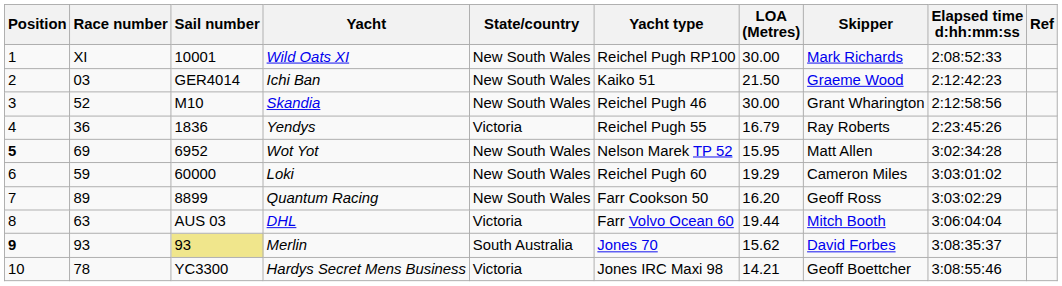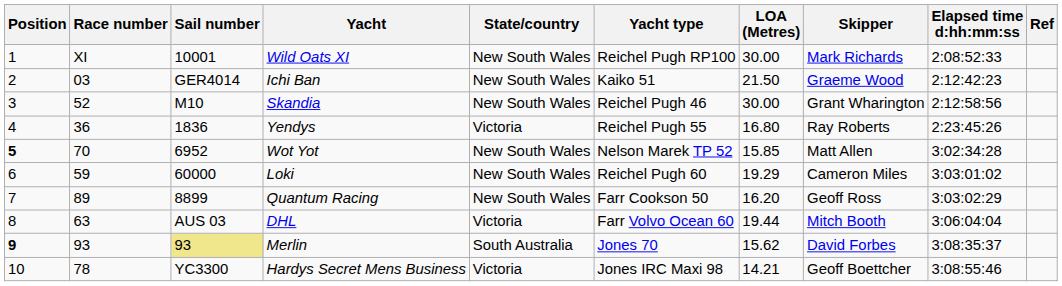(761, 127) 16.79 -> (761, 127) 16.80
(82, 151) 69 -> (82, 151) 70
(761, 151) 15.95 -> (761, 151) 15.85
